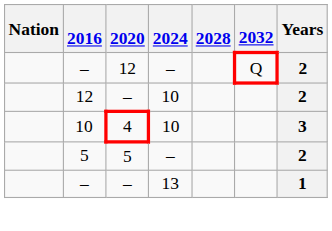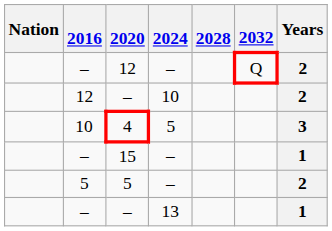(171, 126) 10 -> (171, 126) 5
+ row: (84, 155)
